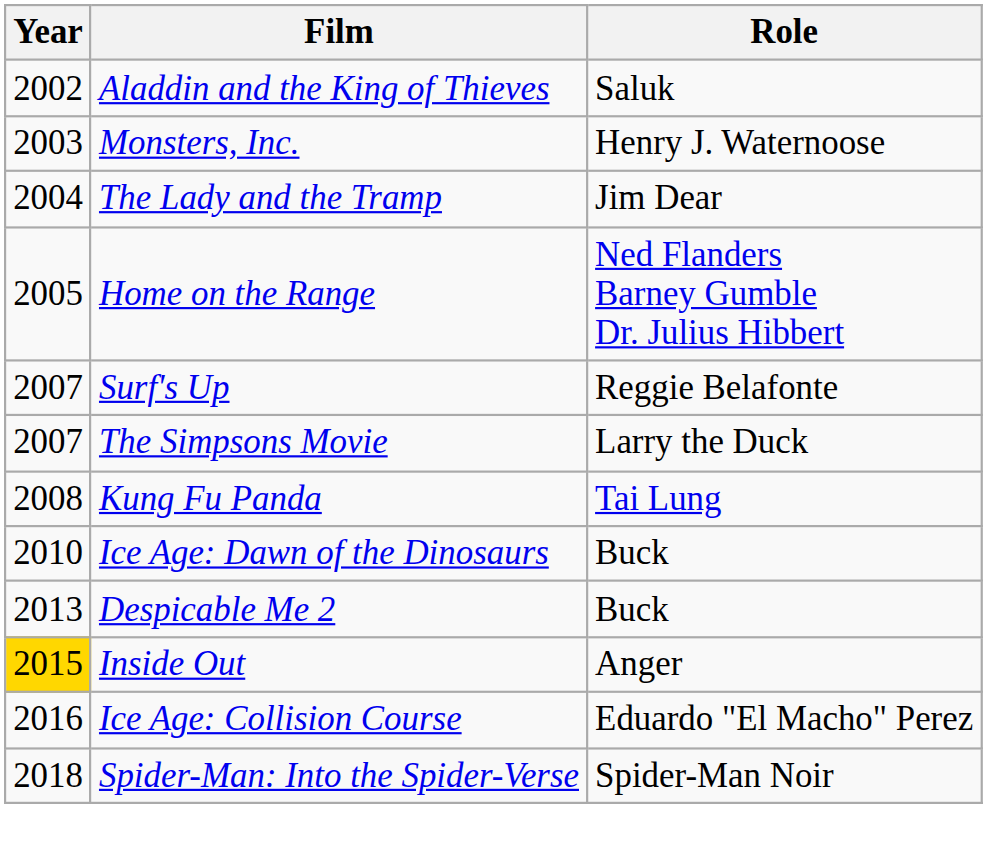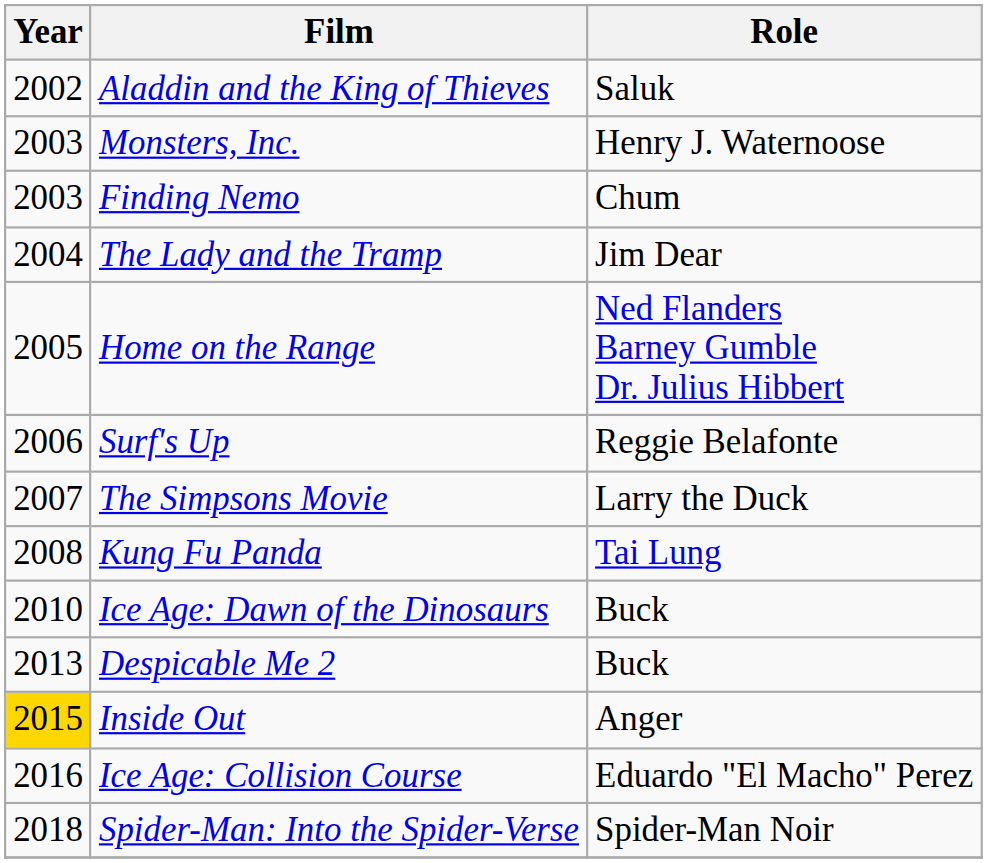+ row: (199, 198)
(48, 387) 2007 -> (48, 442) 2006
